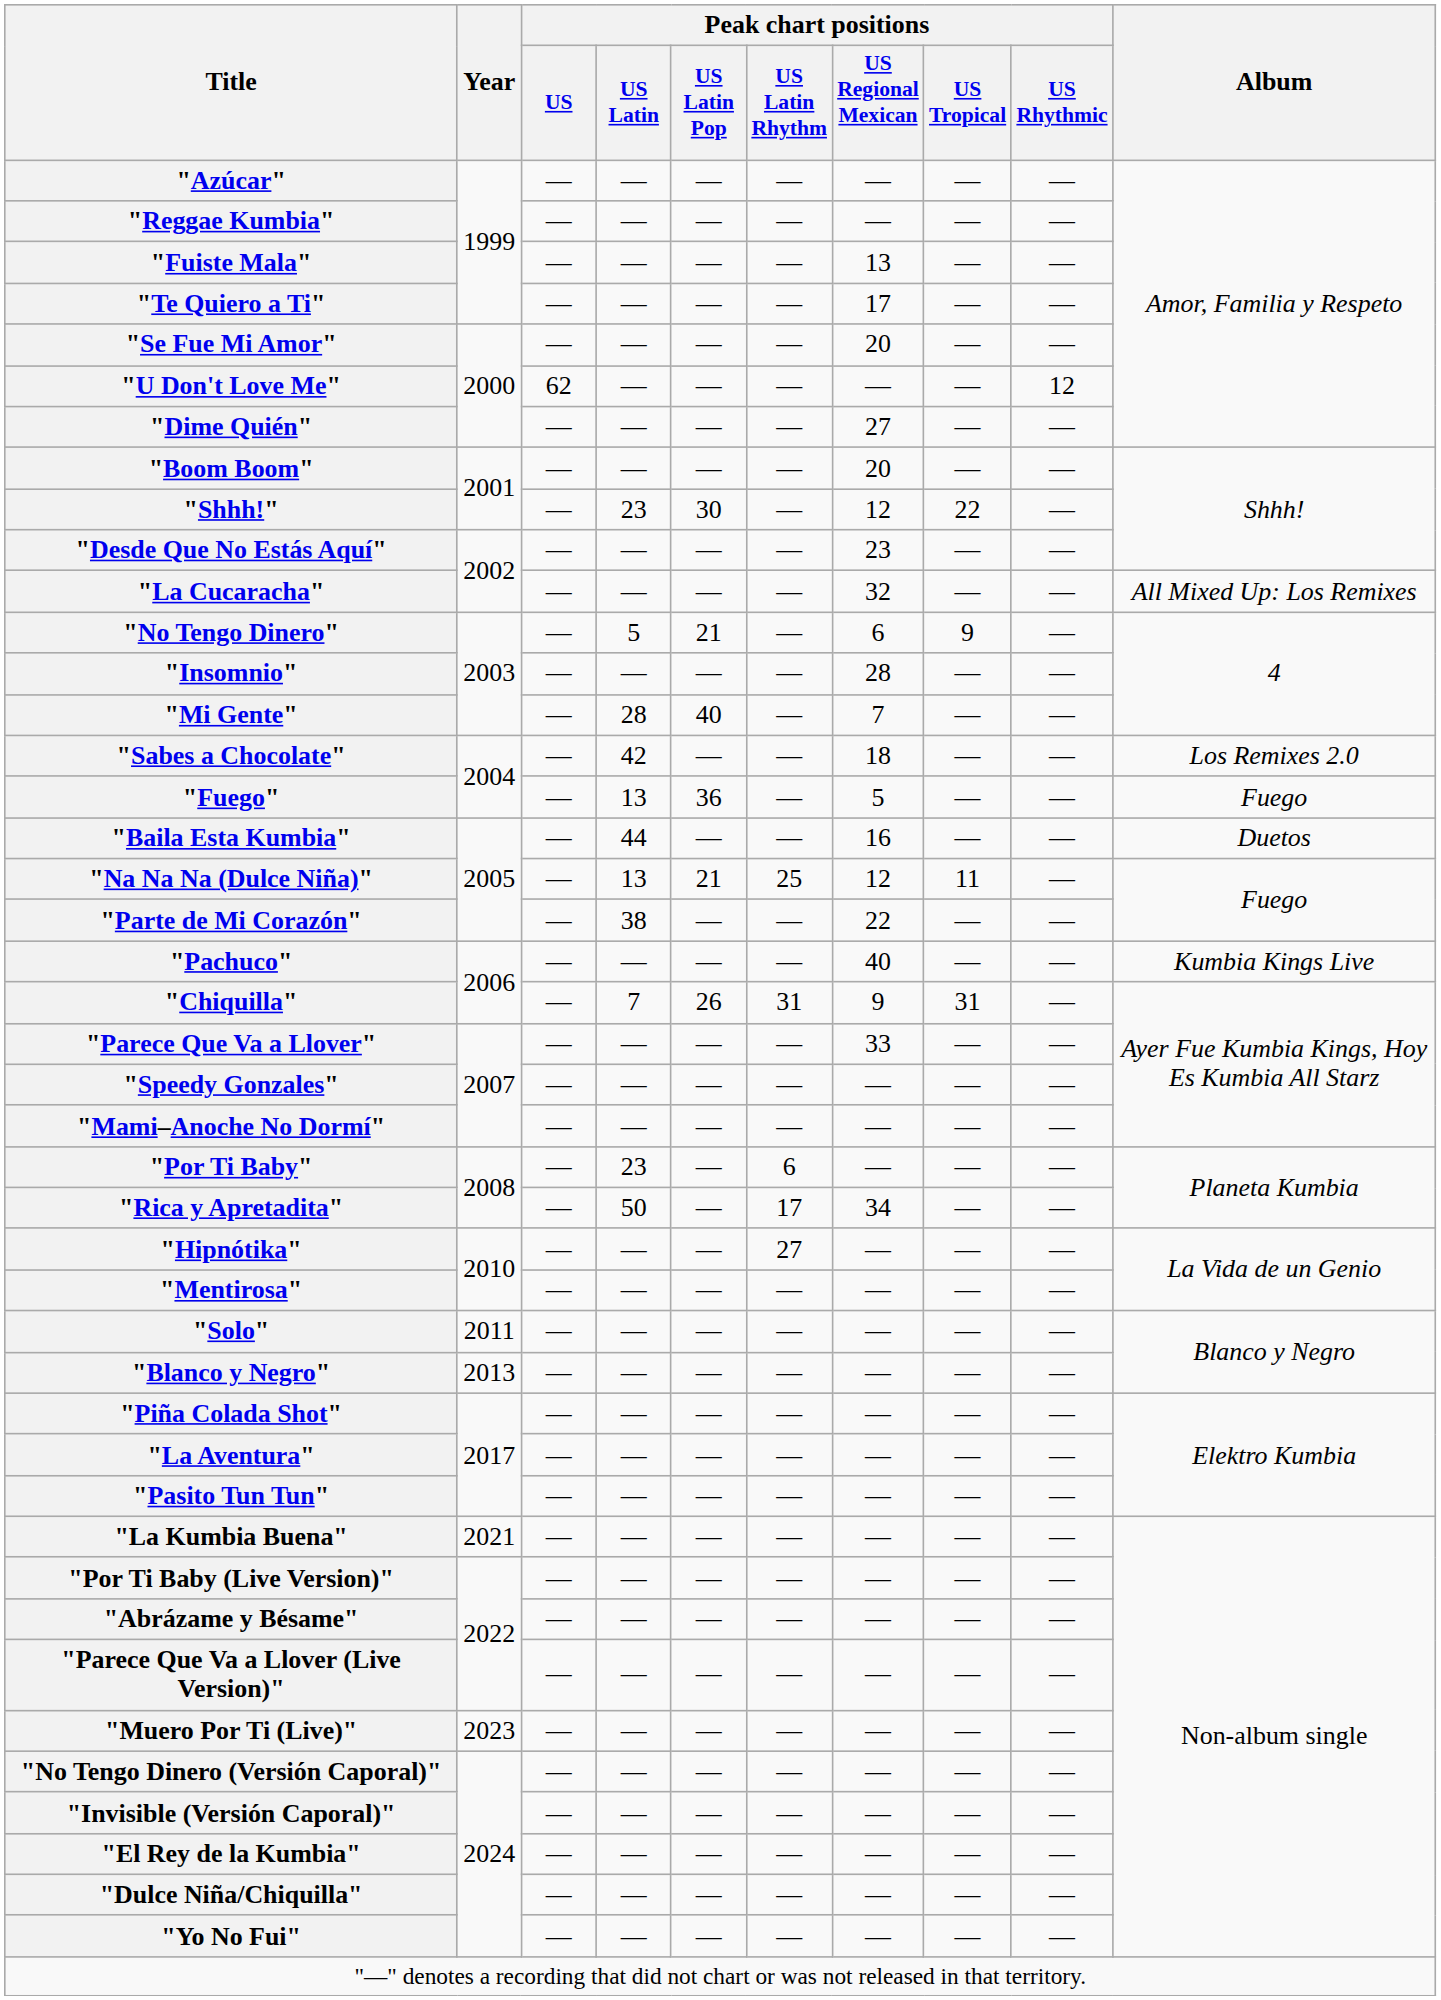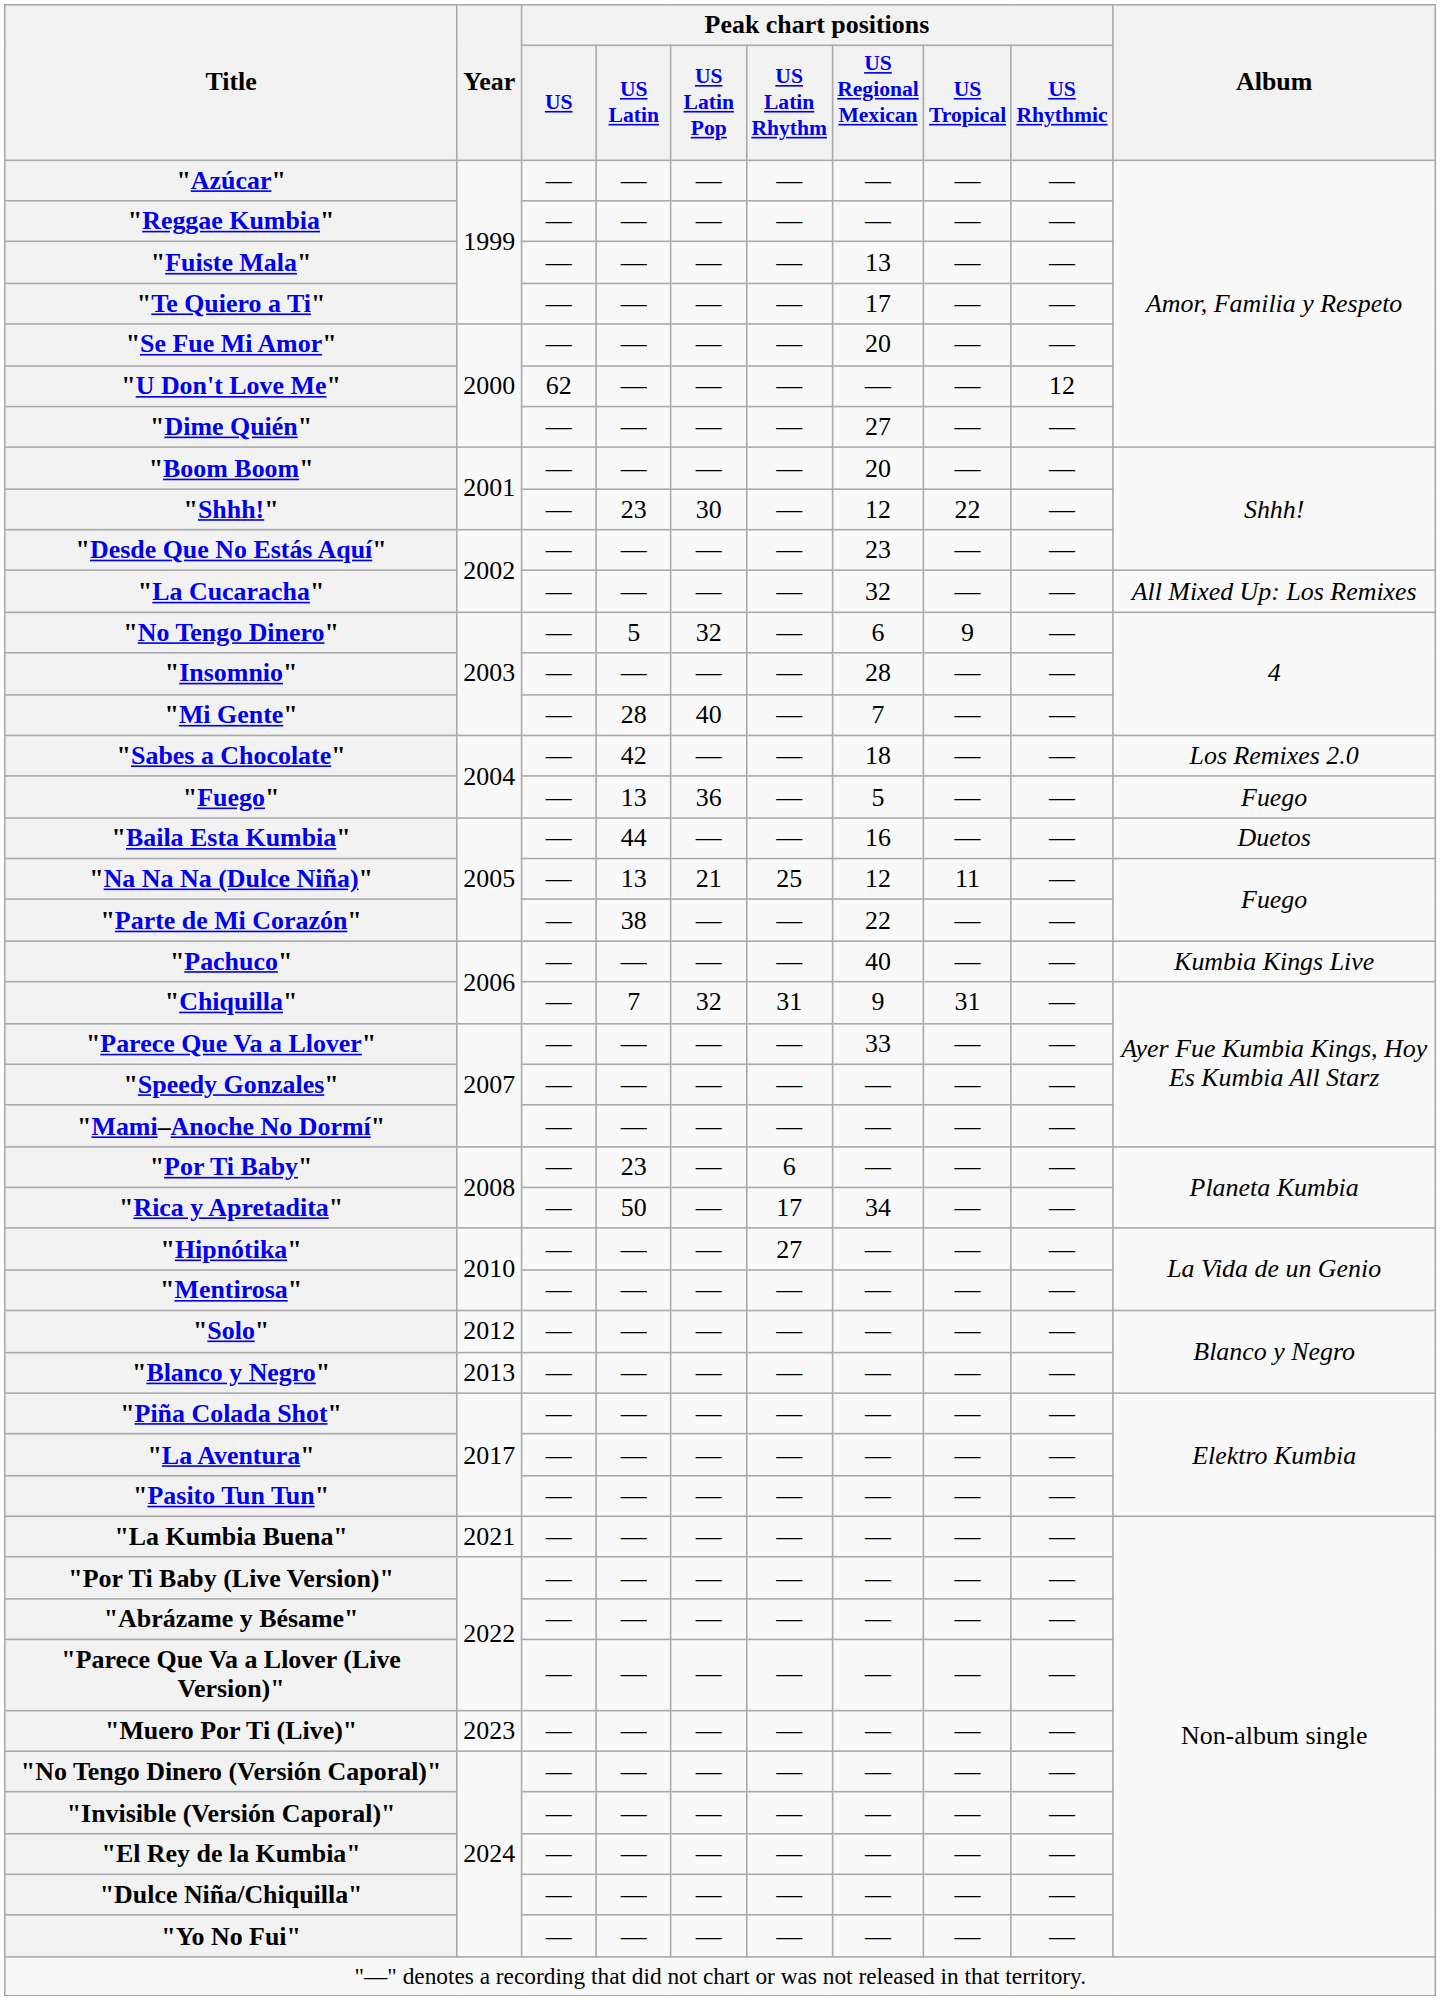(709, 632) 21 -> (709, 632) 32
(709, 1002) 26 -> (709, 1002) 32
(489, 1331) 2011 -> (489, 1331) 2012
